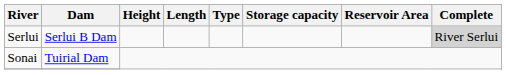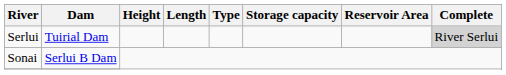(81, 37) Serlui B Dam -> (77, 37) Tuirial Dam
(77, 58) Tuirial Dam -> (81, 58) Serlui B Dam
